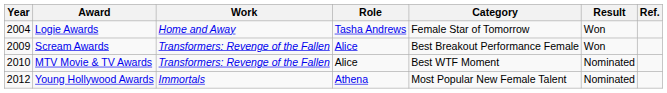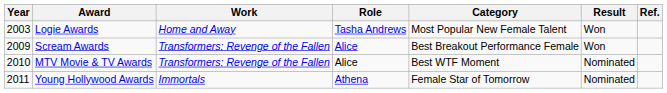(19, 29) 2004 -> (19, 29) 2003
(470, 29) Female Star of Tomorrow -> (489, 29) Most Popular New Female Talent
(19, 79) 2012 -> (18, 79) 2011
(489, 79) Most Popular New Female Talent -> (470, 79) Female Star of Tomorrow
